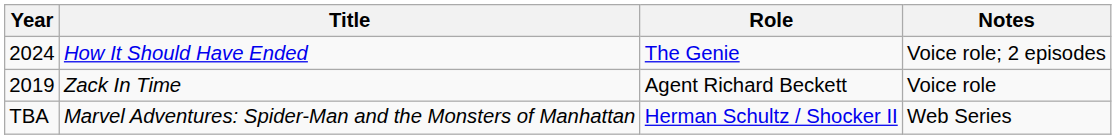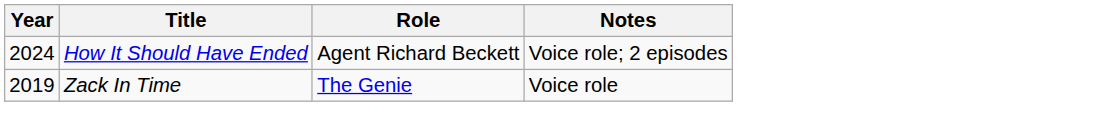(692, 52) The Genie -> (418, 52) Agent Richard Beckett
(746, 85) Agent Richard Beckett -> (365, 85) The Genie
- row: (350, 117)
